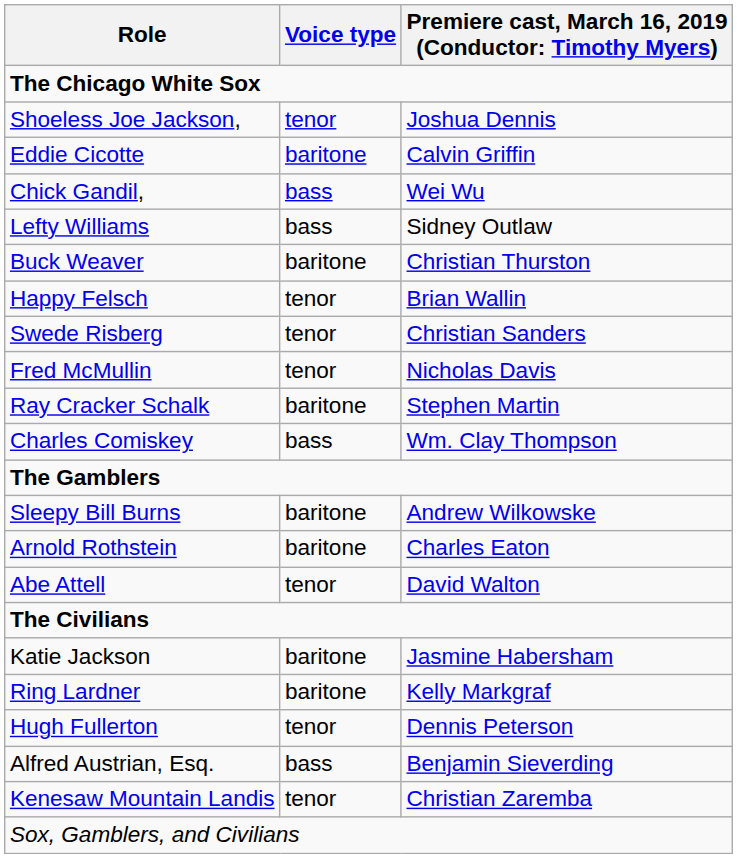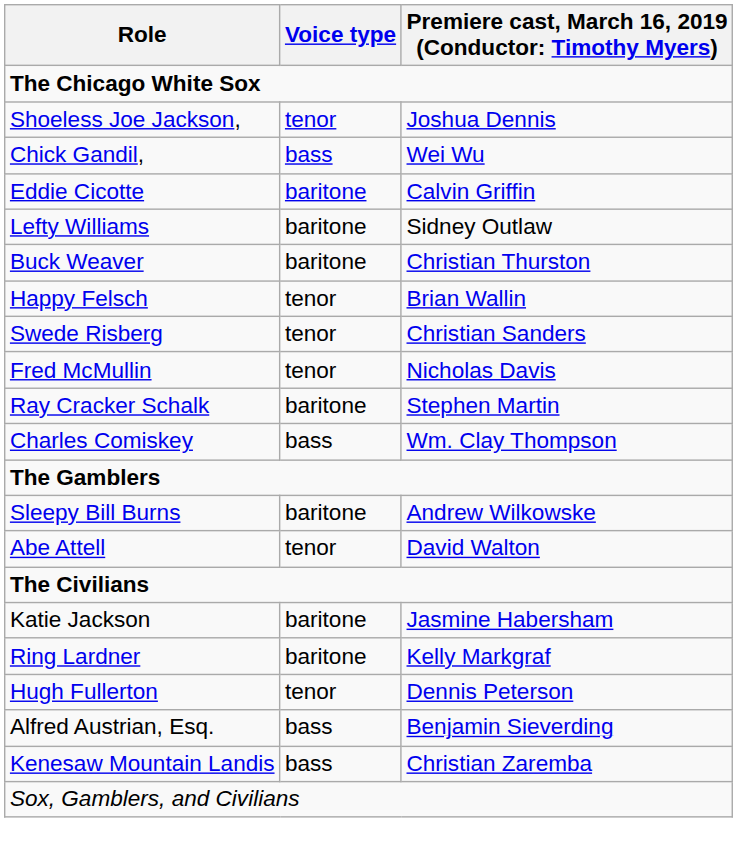rows swapped: (77, 190) <-> (77, 155)
(309, 226) bass -> (326, 226) baritone
- row: (93, 548)
(311, 799) tenor -> (309, 763) bass
